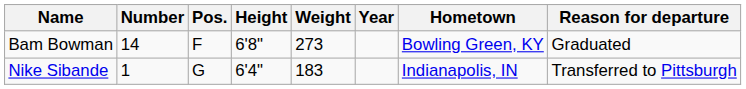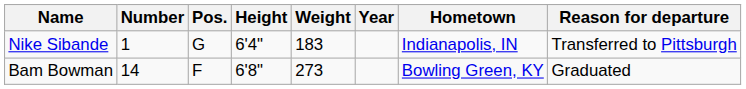rows swapped: (58, 71) <-> (61, 44)
